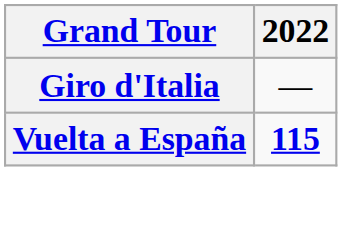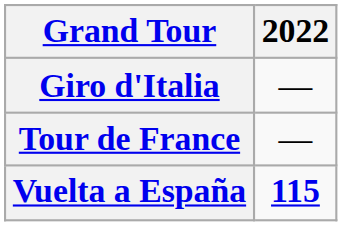+ row: (129, 138)
